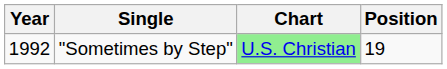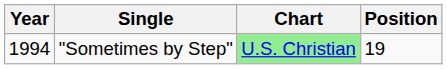(30, 48) 1992 -> (30, 48) 1994
